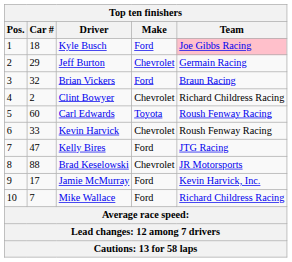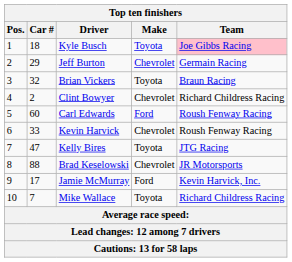(144, 47) Ford -> (148, 47) Toyota
(144, 80) Ford -> (148, 80) Toyota
(148, 114) Toyota -> (144, 114) Ford
(144, 148) Ford -> (148, 148) Toyota
(144, 198) Ford -> (148, 198) Toyota
